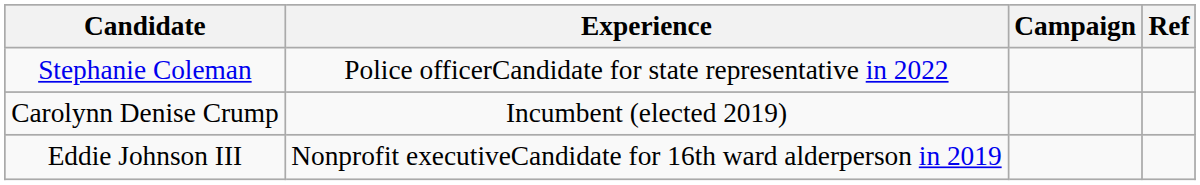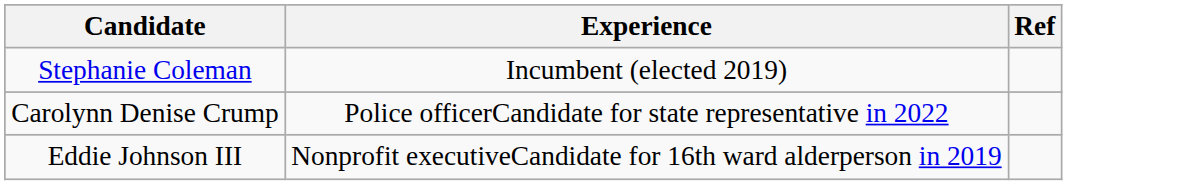- column: (1075, 26)
(646, 69) Police officerCandidate for state representative in 2022 -> (646, 69) Incumbent (elected 2019)
(646, 112) Incumbent (elected 2019) -> (646, 112) Police officerCandidate for state representative in 2022
